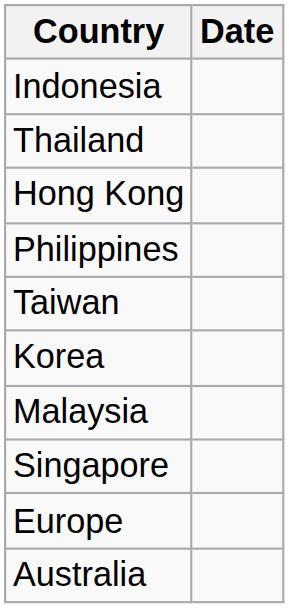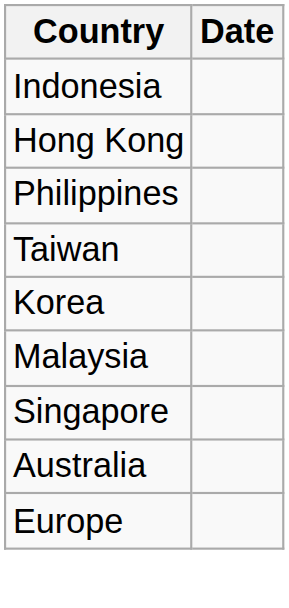- row: (79, 140)
rows swapped: (80, 574) <-> (68, 520)
